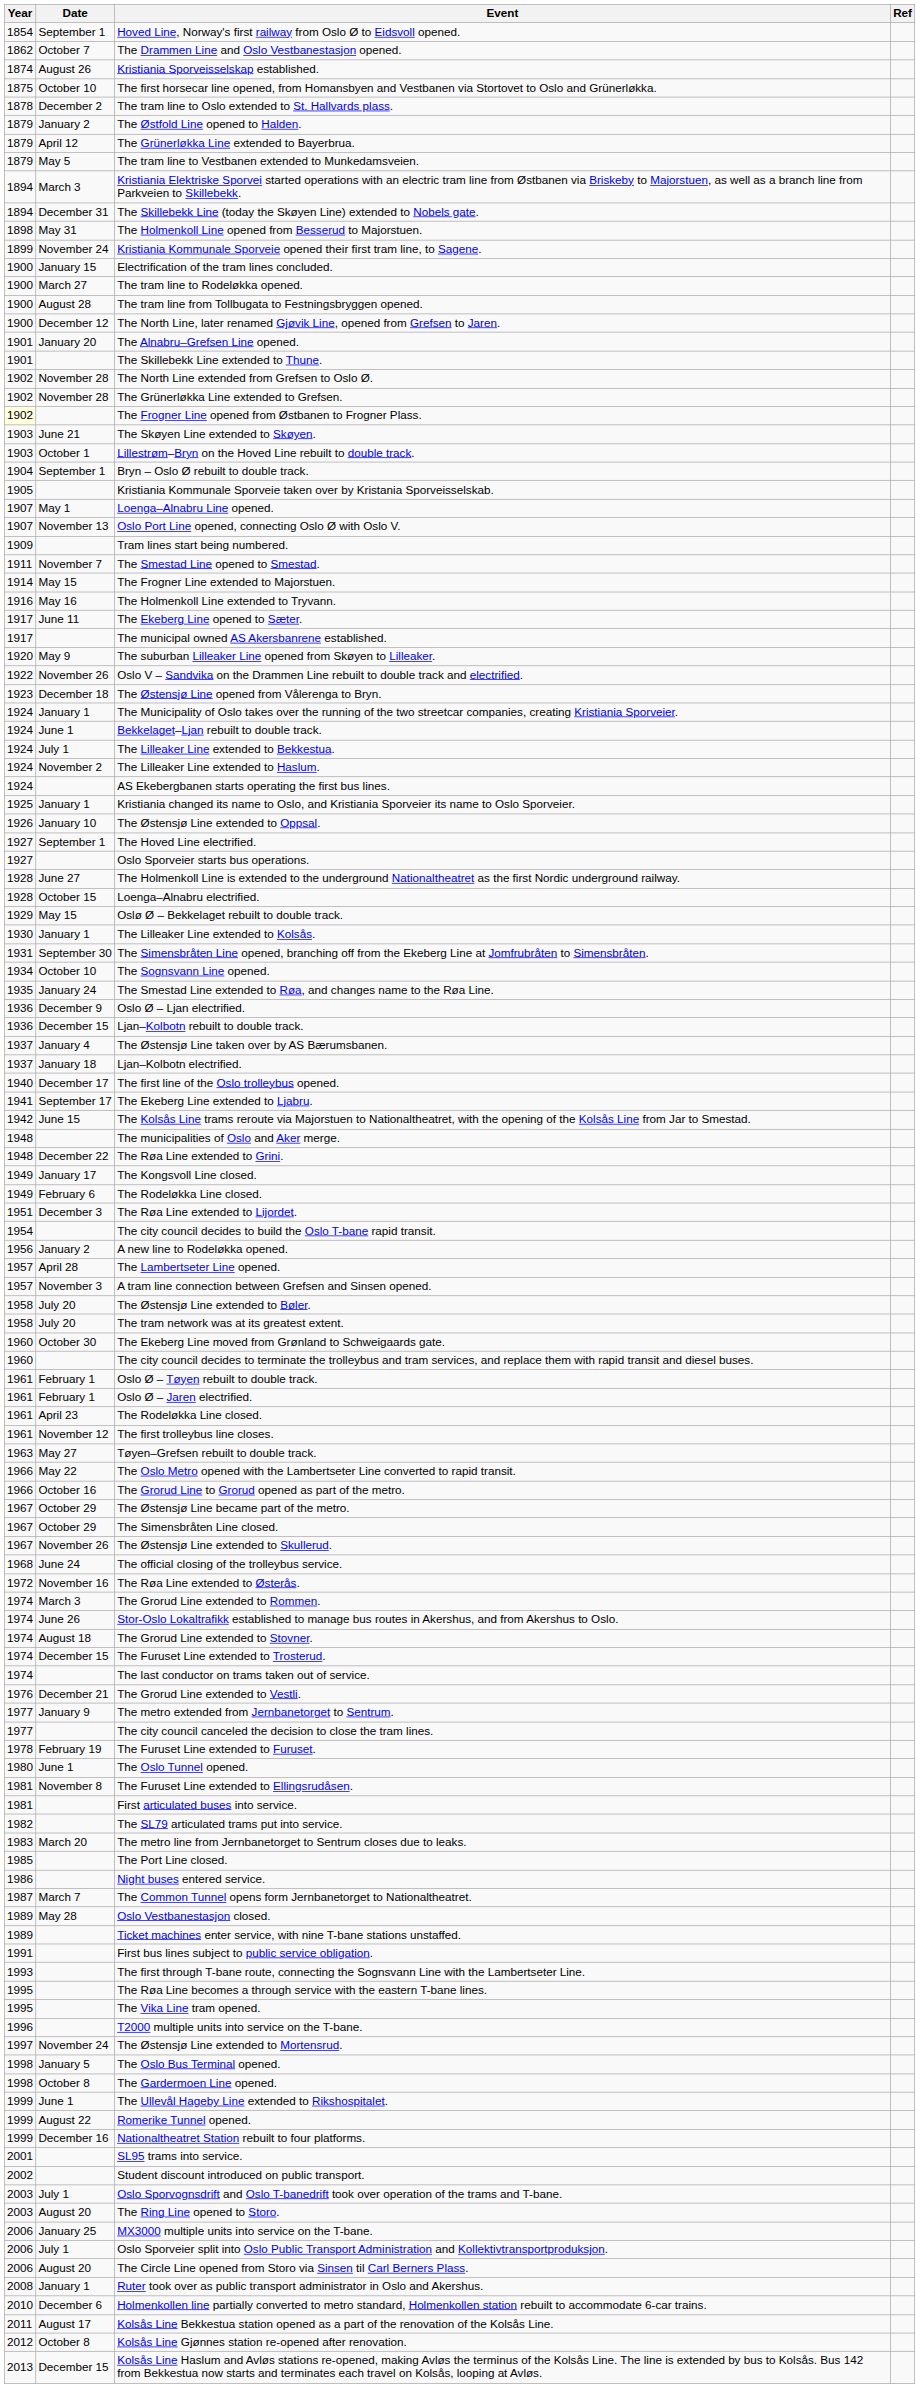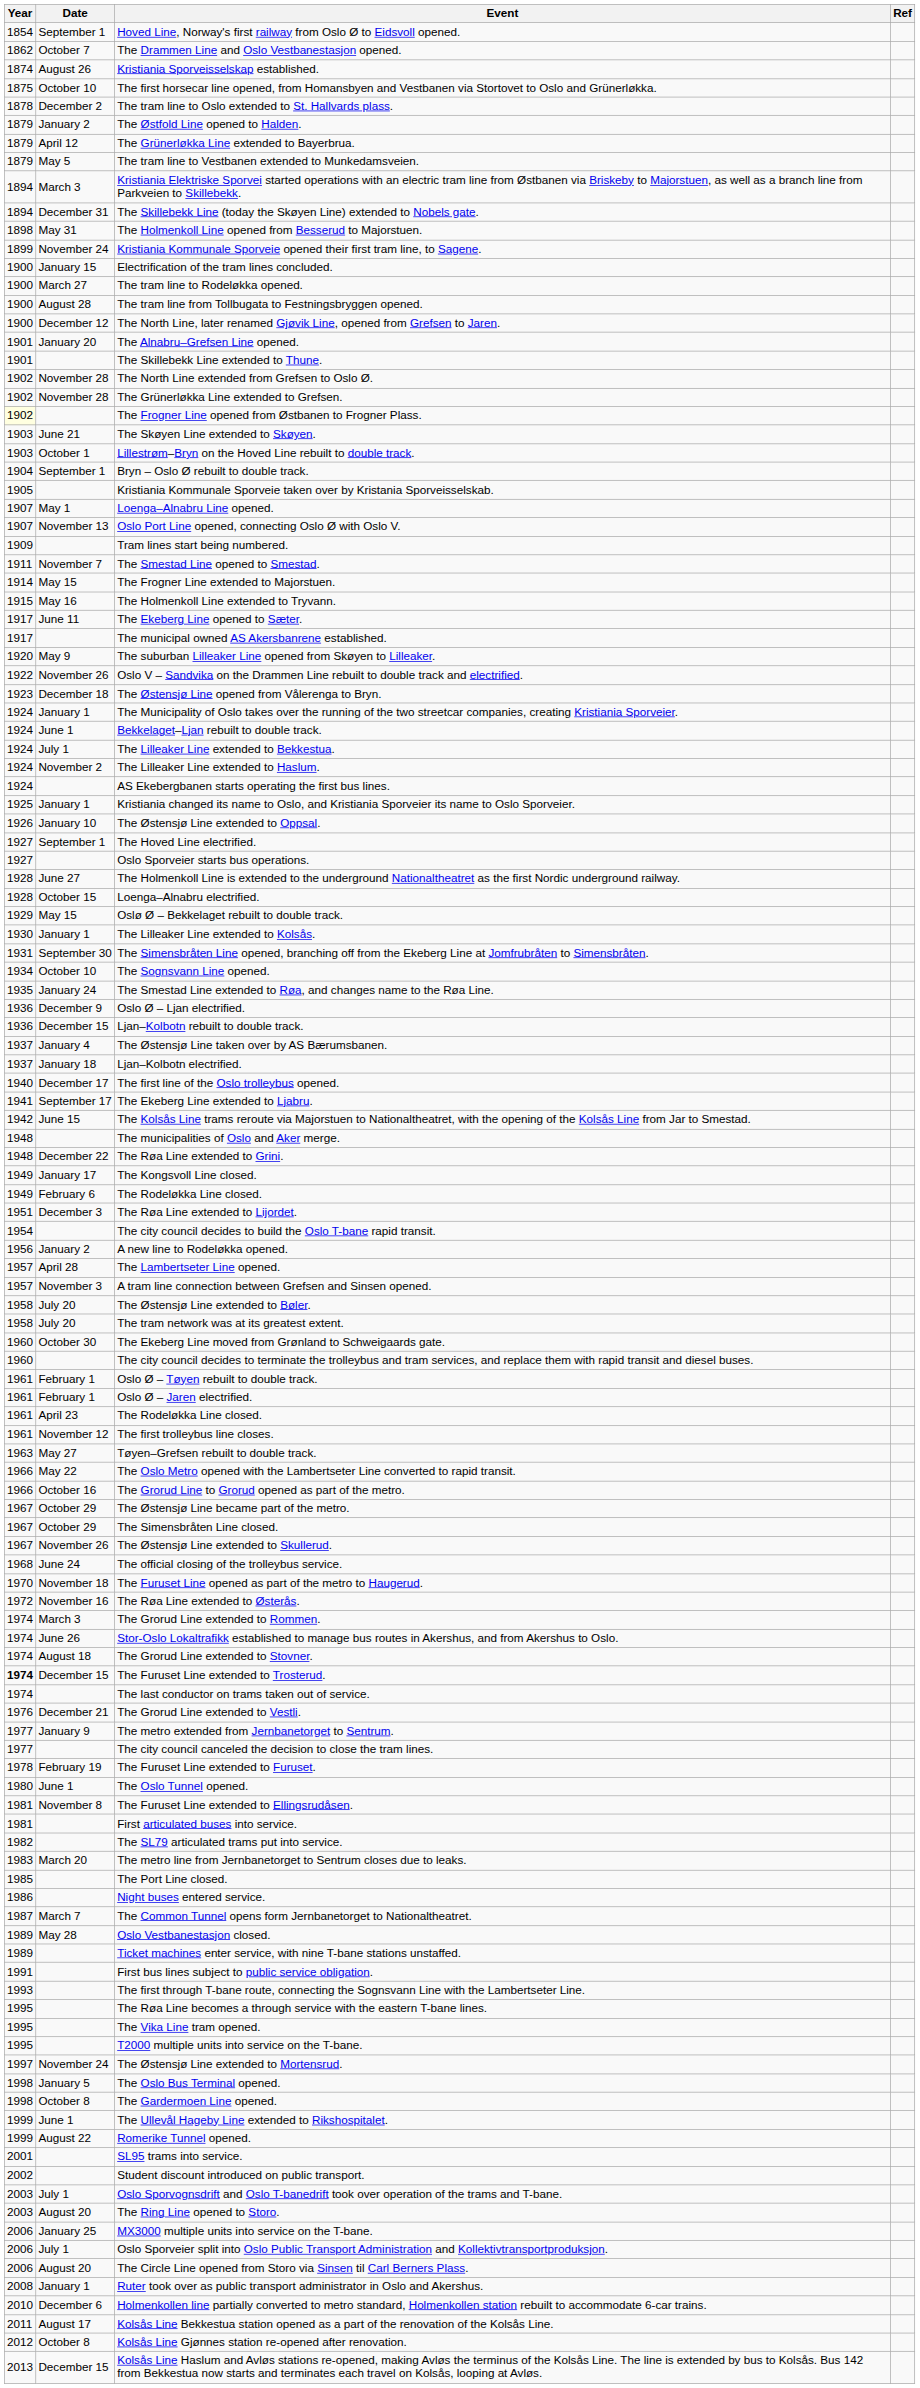(20, 601) 1916 -> (20, 601) 1915
+ row: (73, 1582)
(20, 1656) normal -> (20, 1675) bold
(20, 2027) 1996 -> (20, 2045) 1995
- row: (73, 2138)
